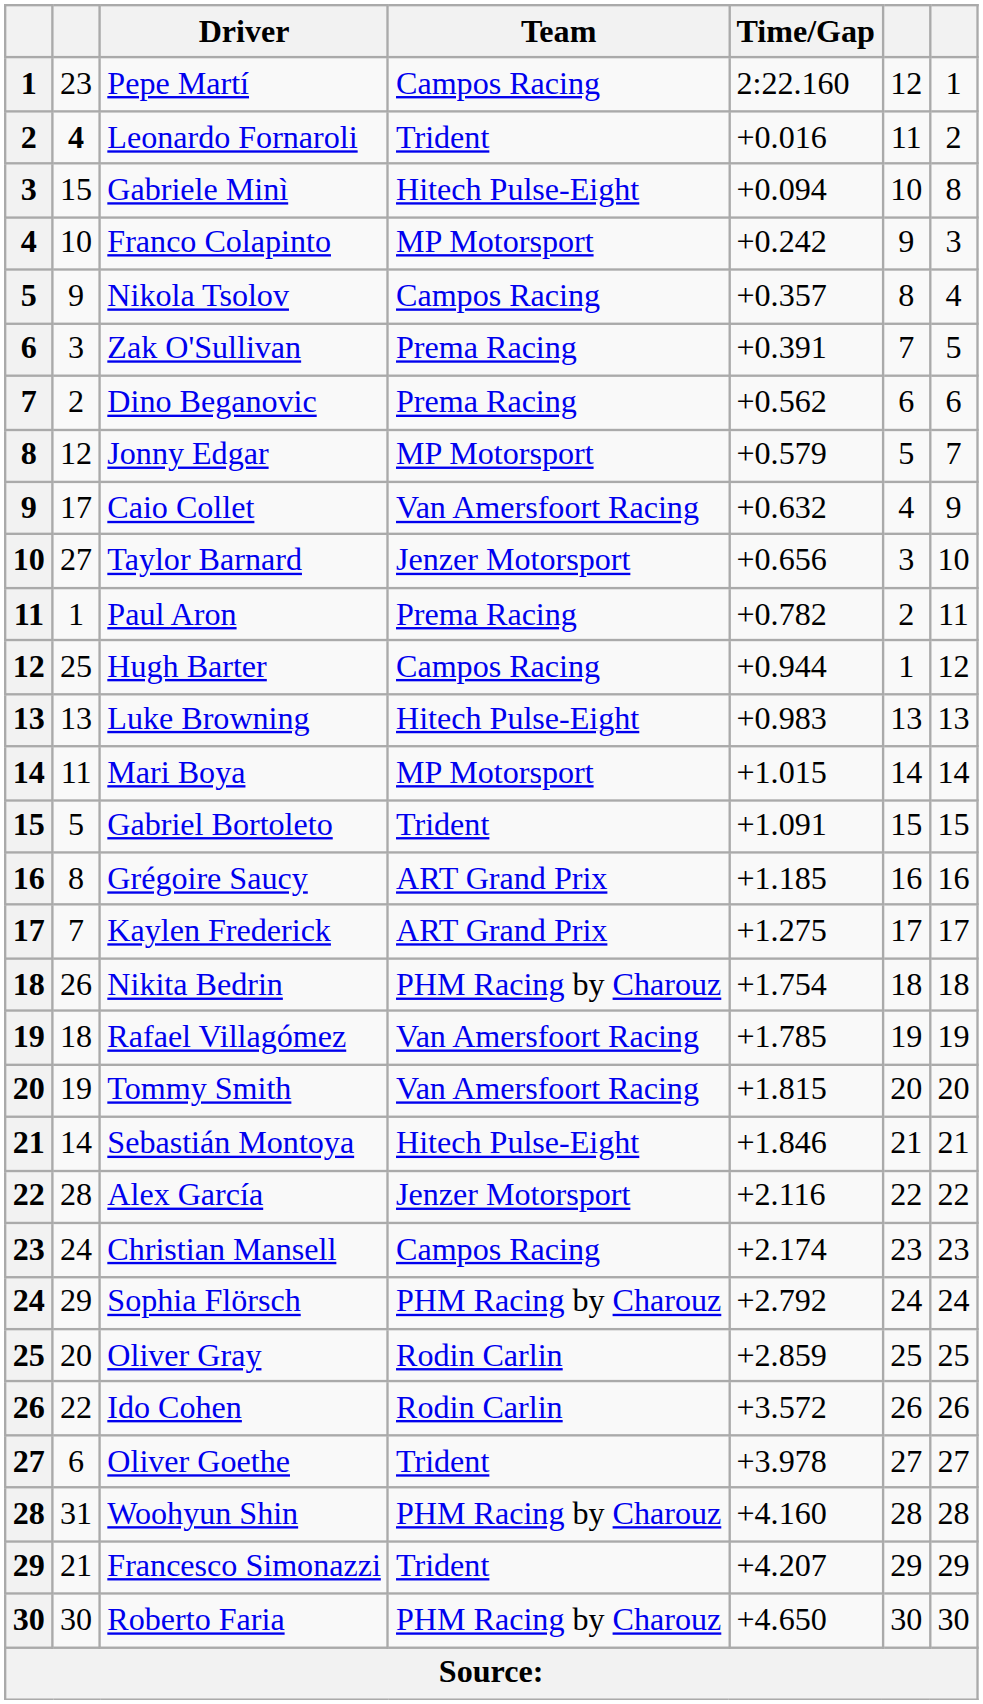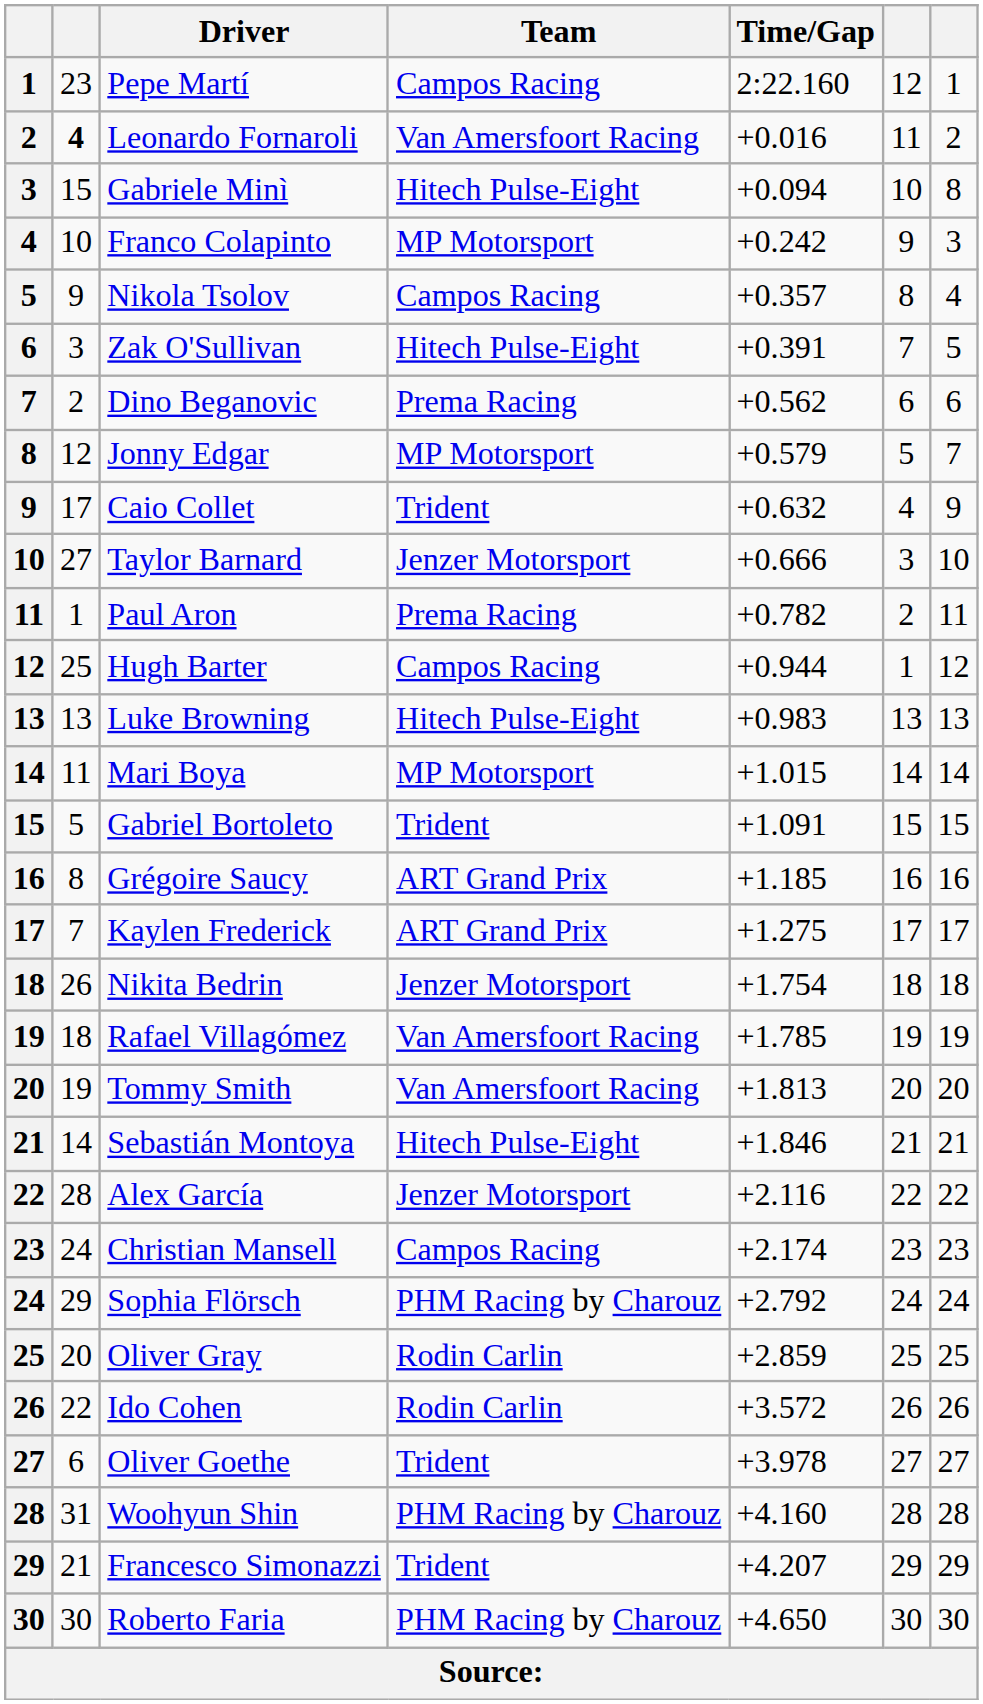(443, 136) Trident -> (547, 136) Van Amersfoort Racing
(486, 348) Prema Racing -> (518, 348) Hitech Pulse-Eight
(547, 507) Van Amersfoort Racing -> (443, 507) Trident
(782, 560) +0.656 -> (782, 560) +0.666
(559, 983) PHM Racing by Charouz -> (513, 983) Jenzer Motorsport
(782, 1089) +1.815 -> (782, 1089) +1.813
